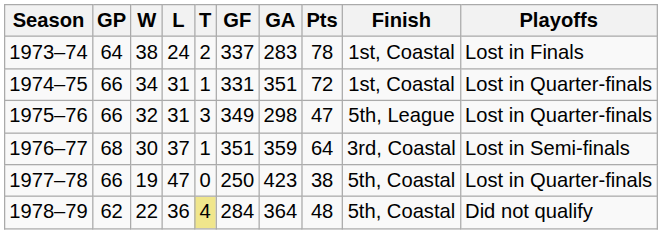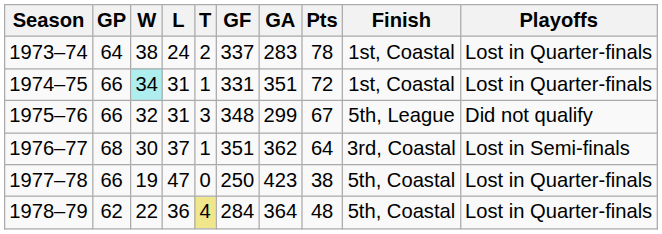(524, 52) Lost in Finals -> (559, 52) Lost in Quarter-finals
(147, 84) no background -> (147, 84) paleturquoise background
(237, 116) 349 -> (237, 116) 348
(280, 116) 298 -> (280, 116) 299
(322, 116) 47 -> (322, 116) 67
(559, 116) Lost in Quarter-finals -> (529, 116) Did not qualify
(280, 148) 359 -> (280, 148) 362
(529, 212) Did not qualify -> (559, 212) Lost in Quarter-finals
